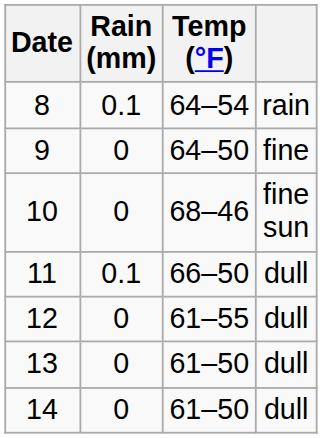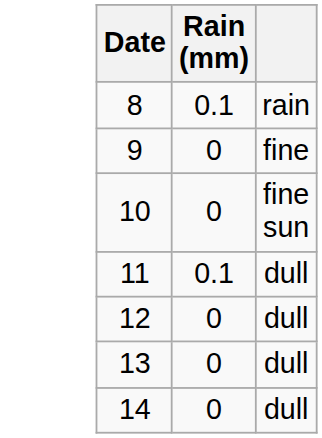- column: (209, 43)
